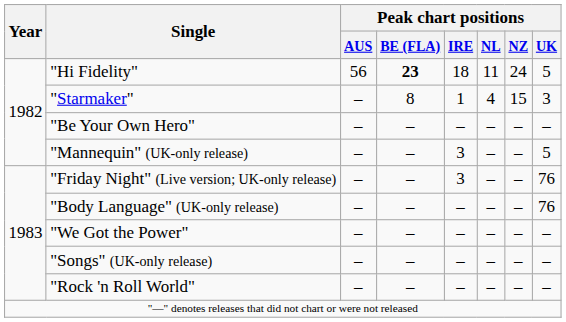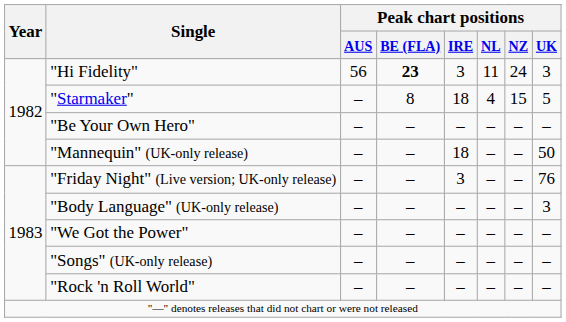(461, 71) 18 -> (461, 71) 3
(546, 71) 5 -> (546, 71) 3
(461, 98) 1 -> (461, 98) 18
(546, 98) 3 -> (546, 98) 5
(461, 152) 3 -> (461, 152) 18
(546, 152) 5 -> (546, 152) 50
(546, 206) 76 -> (546, 206) 3
